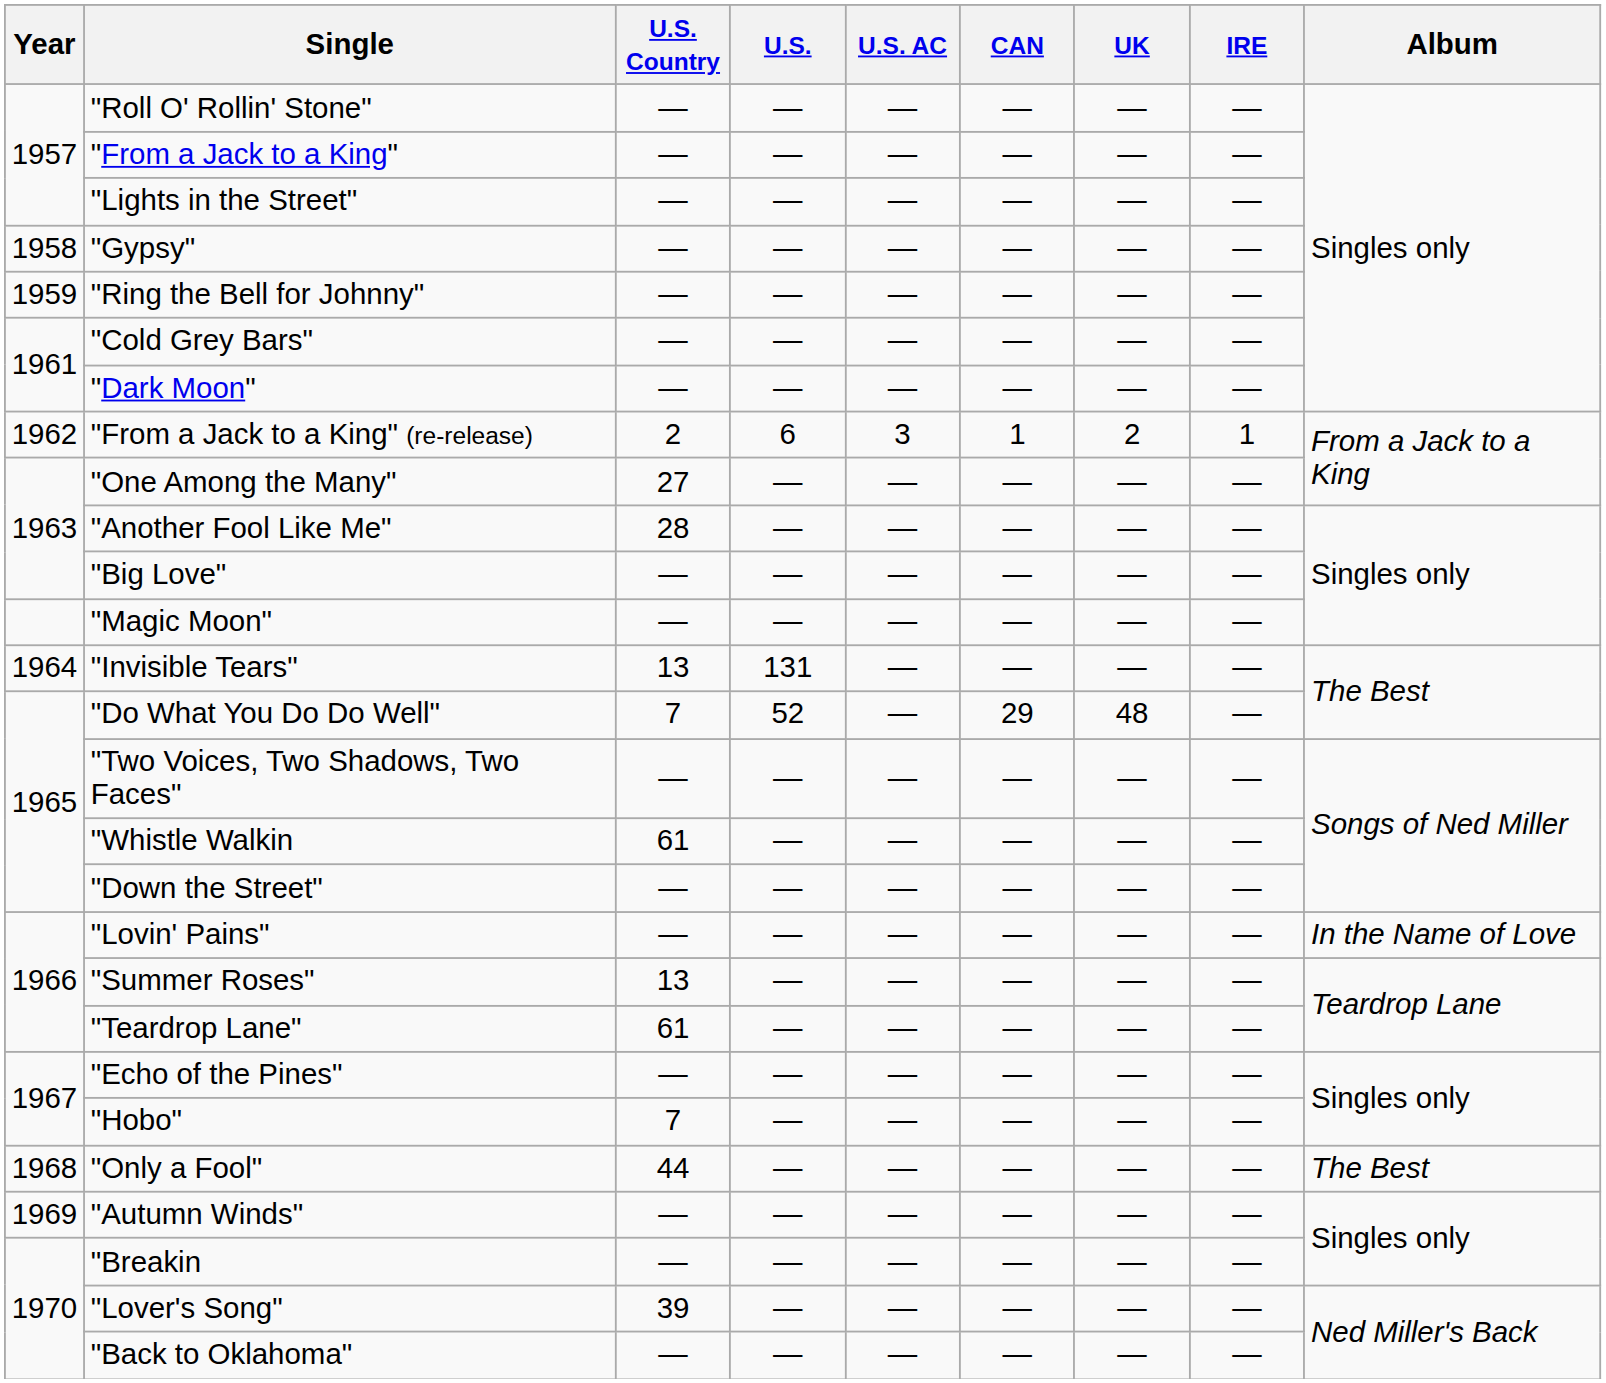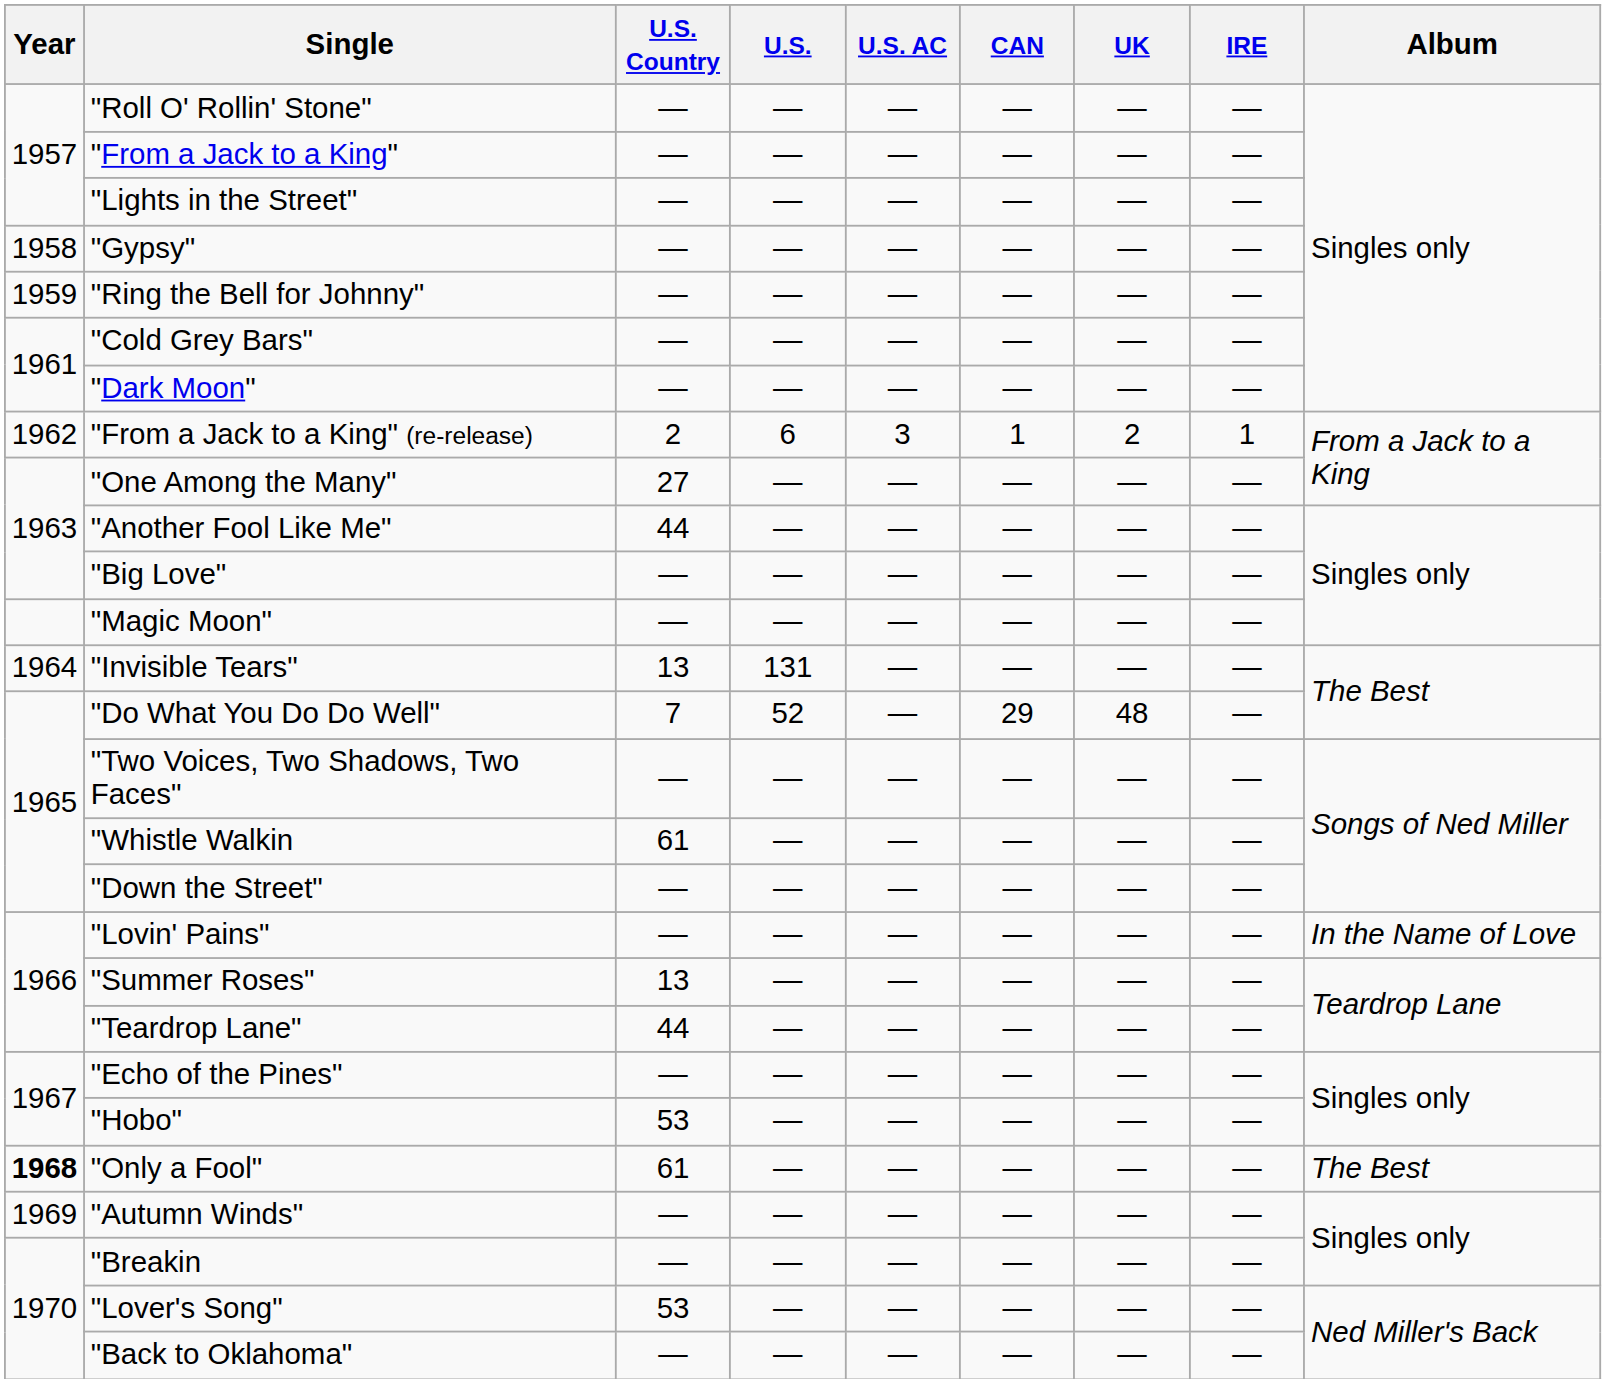(673, 527) 28 -> (673, 527) 44
(673, 1027) 61 -> (673, 1027) 44
(673, 1121) 7 -> (673, 1121) 53
(44, 1167) normal -> (44, 1167) bold
(673, 1167) 44 -> (673, 1167) 61
(673, 1308) 39 -> (673, 1308) 53
